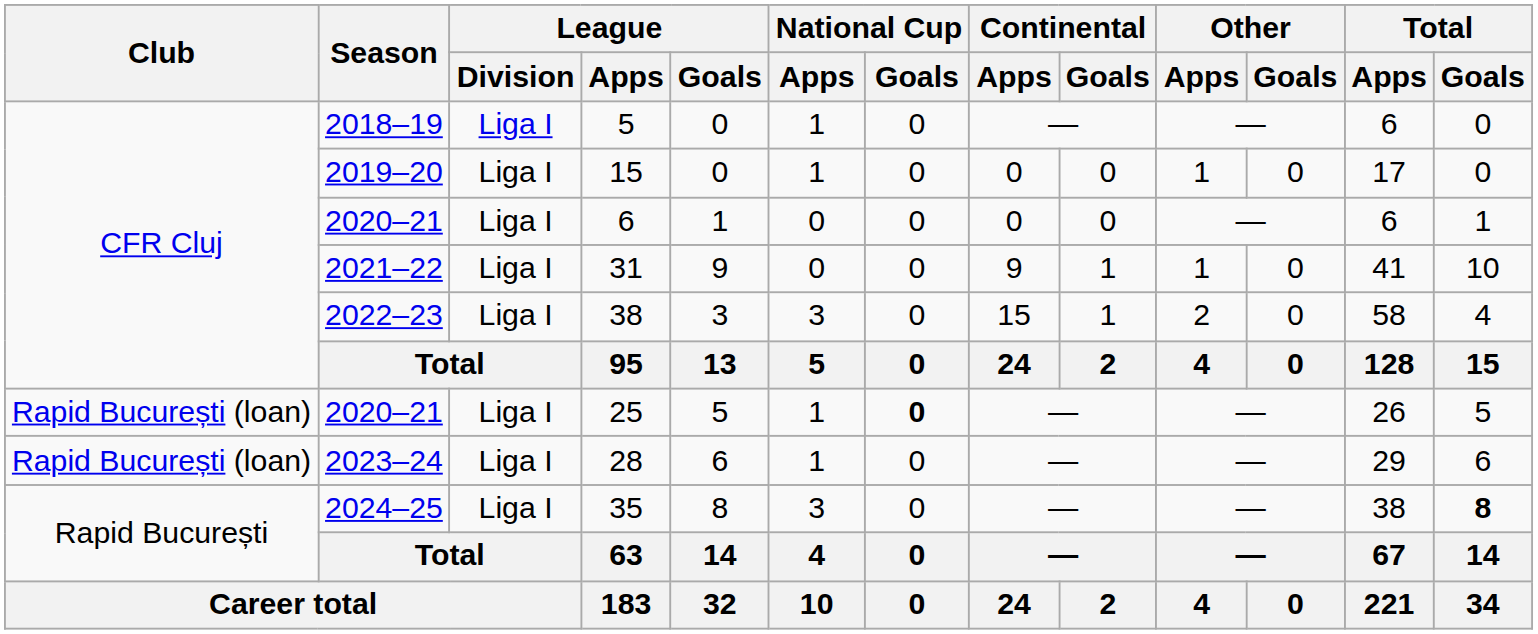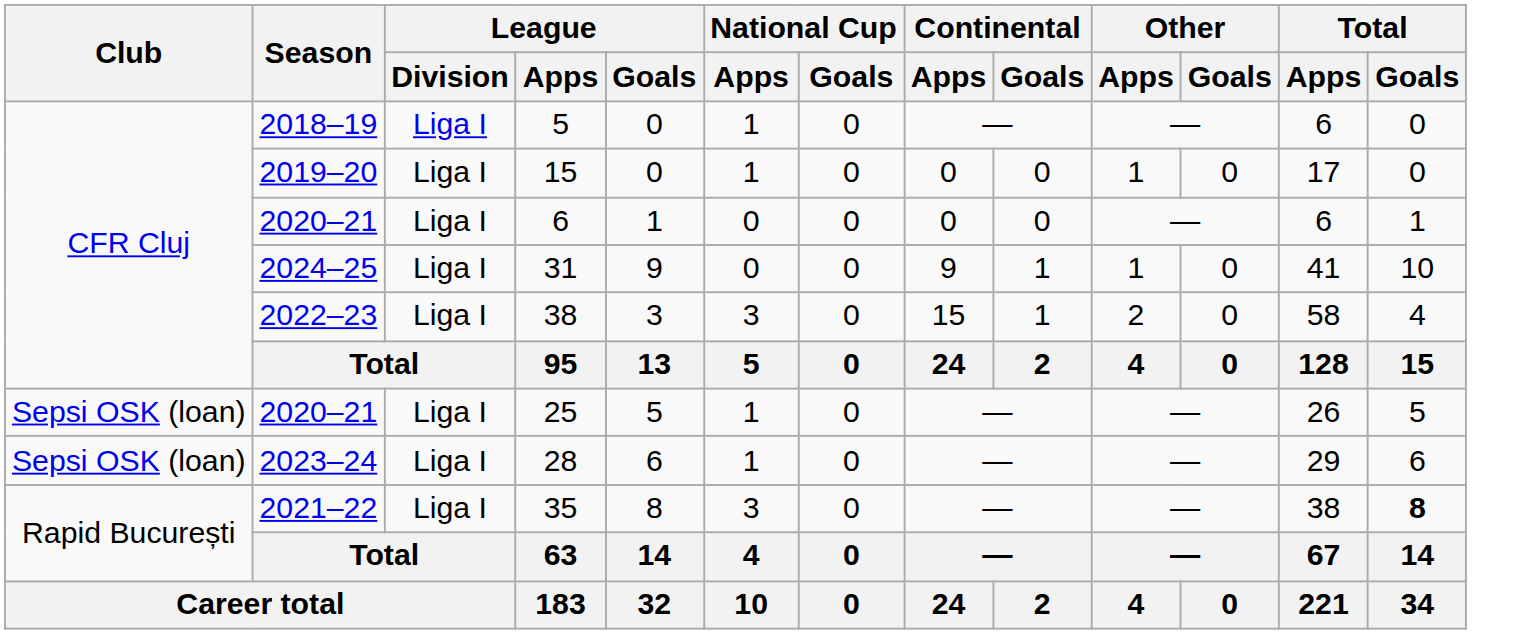(384, 268) 2021–22 -> (318, 268) 2024–25
(162, 412) Rapid București (loan) -> (129, 412) Sepsi OSK (loan)
(917, 412) bold -> (851, 412) normal
(162, 460) Rapid București (loan) -> (129, 460) Sepsi OSK (loan)
(384, 508) 2024–25 -> (318, 508) 2021–22
